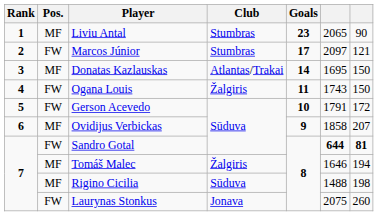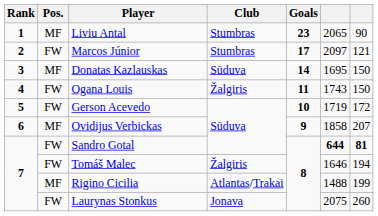(247, 70) Atlantas/Trakai -> (228, 70) Sūduva
(335, 107) 1791 -> (335, 107) 1719
(53, 164) MF -> (53, 164) FW
(228, 182) Sūduva -> (247, 182) Atlantas/Trakai
(361, 182) 198 -> (361, 182) 199
